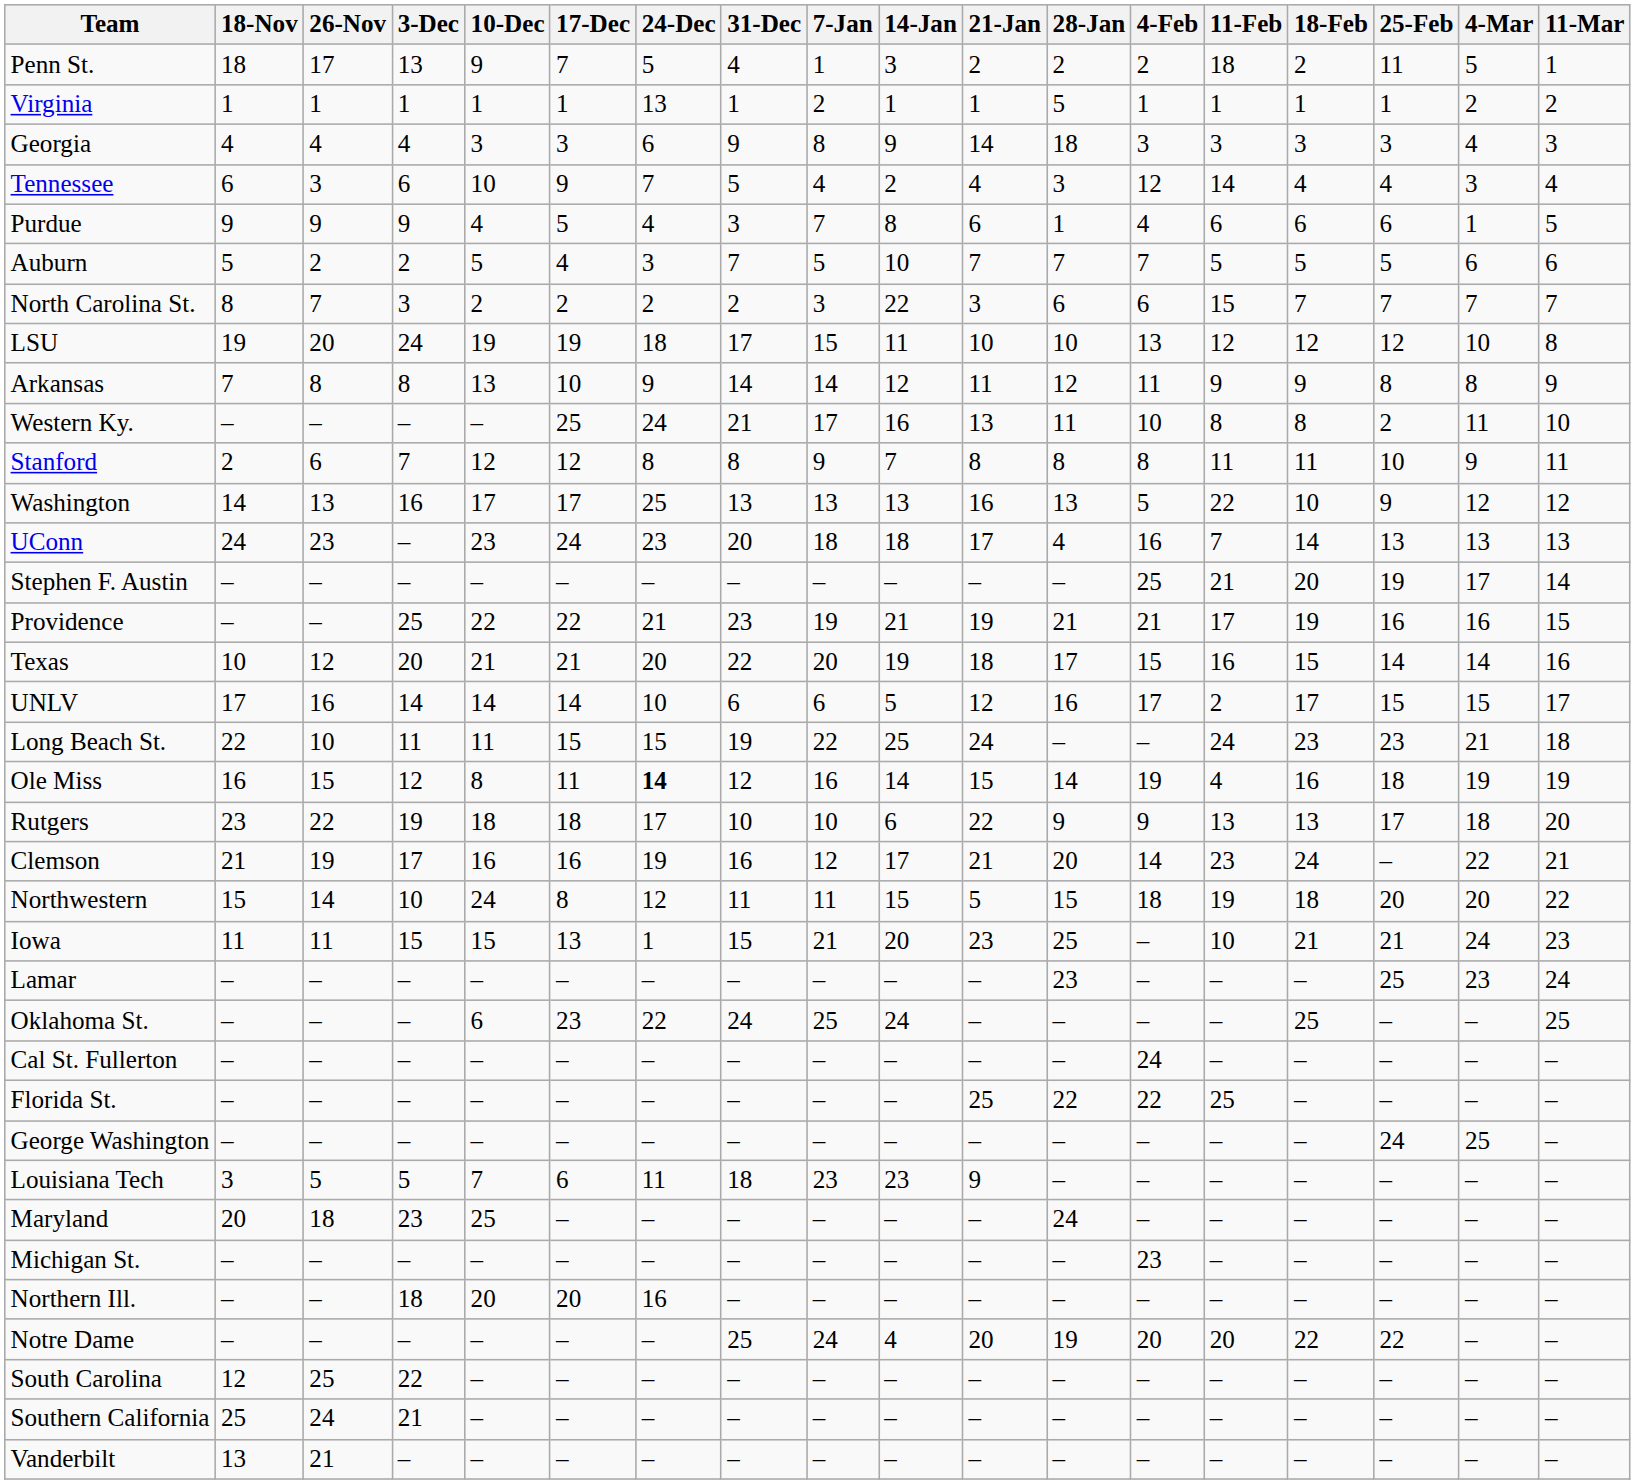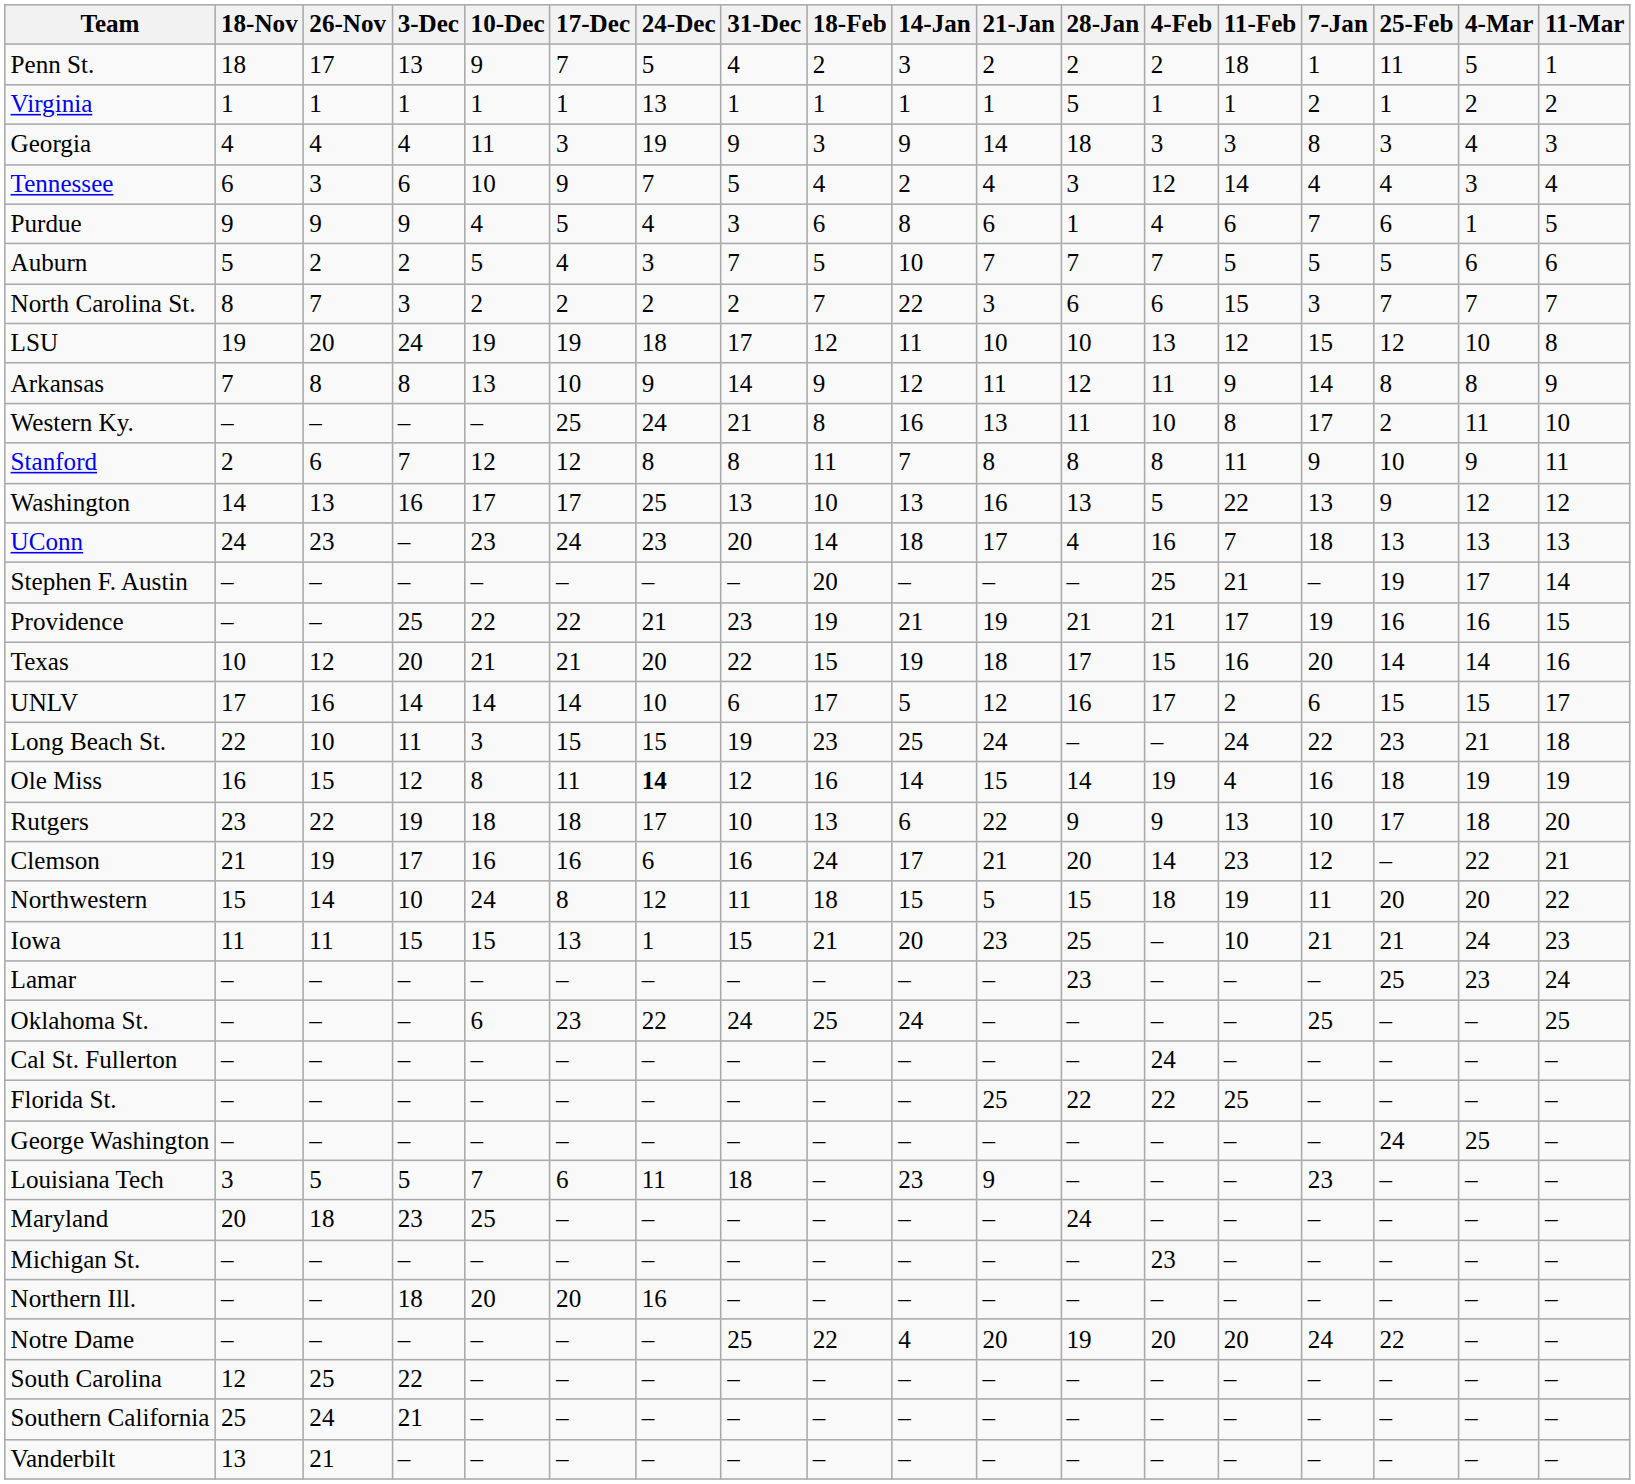columns swapped: (843, 24) <-> (1331, 24)
(477, 143) 3 -> (483, 143) 11
(648, 143) 6 -> (654, 143) 19
(483, 741) 11 -> (477, 741) 3
(654, 861) 19 -> (648, 861) 6
